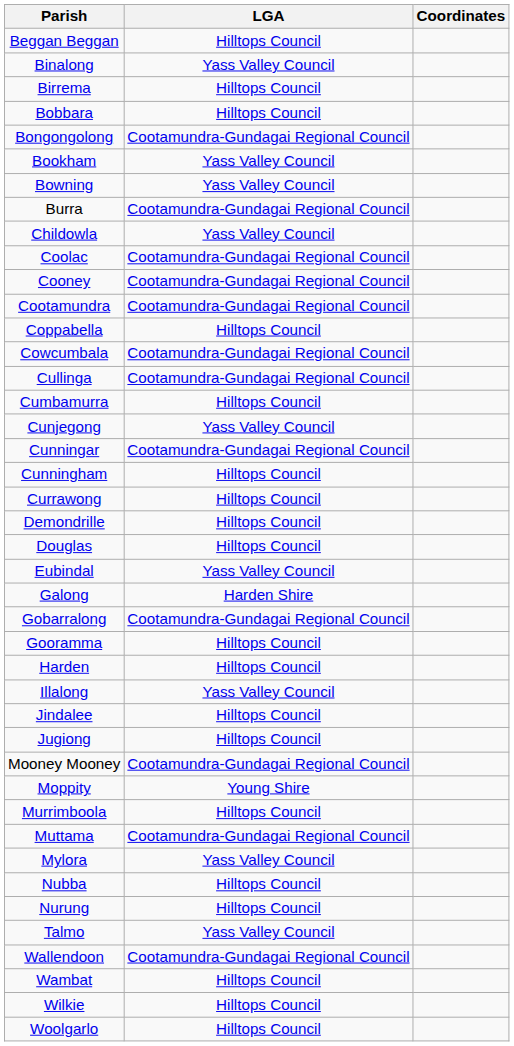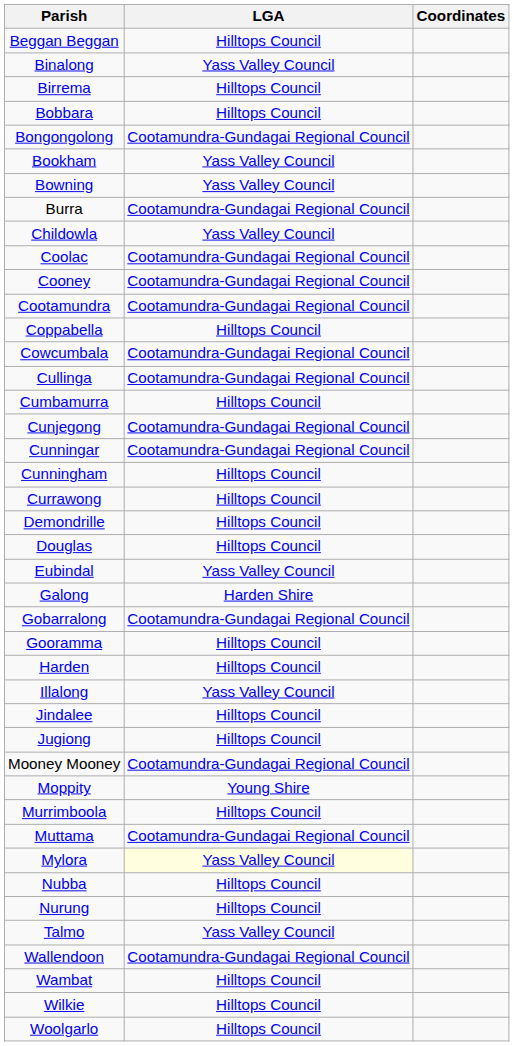(268, 426) Yass Valley Council -> (268, 426) Cootamundra-Gundagai Regional Council
(268, 860) no background -> (268, 860) lightyellow background
